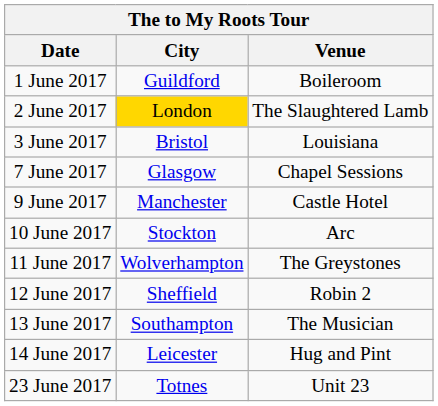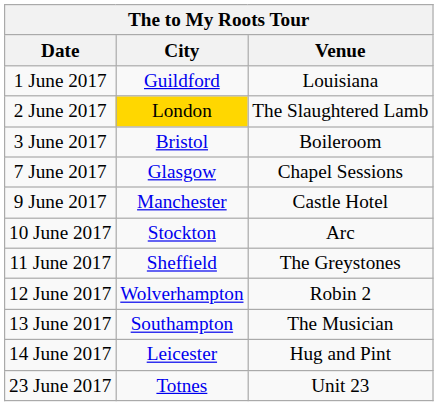(340, 80) Boileroom -> (340, 80) Louisiana
(340, 141) Louisiana -> (340, 141) Boileroom
(182, 263) Wolverhampton -> (182, 263) Sheffield
(182, 293) Sheffield -> (182, 293) Wolverhampton
